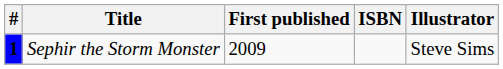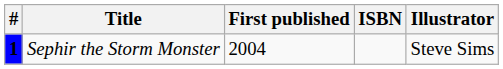(247, 49) 2009 -> (247, 49) 2004
